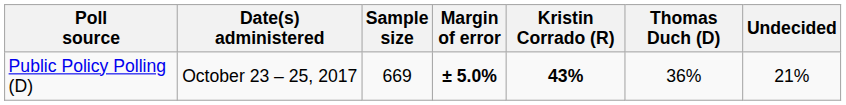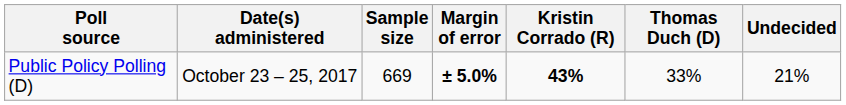(684, 76) 36% -> (684, 76) 33%
